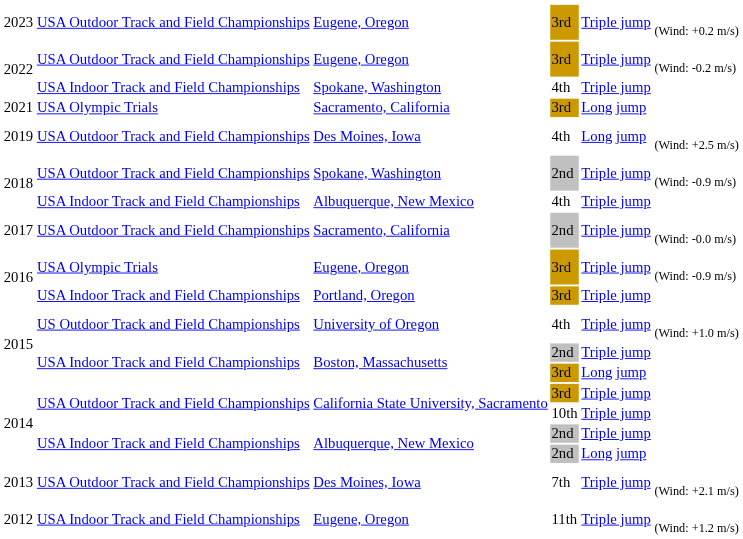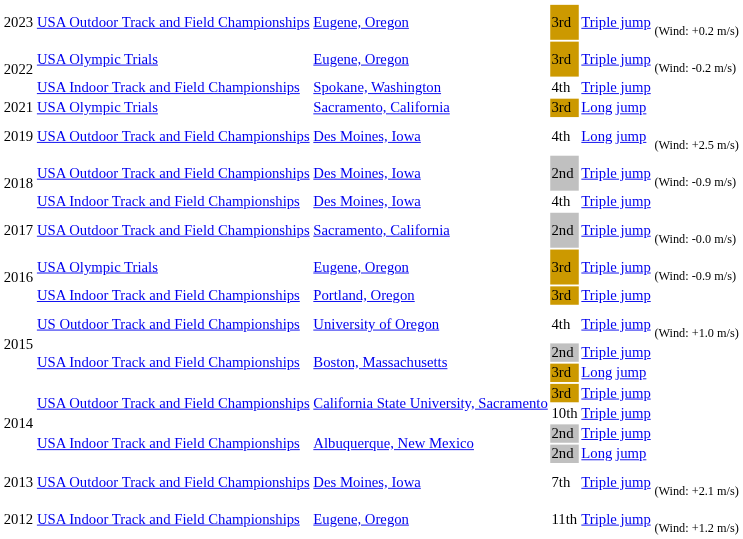(173, 59) USA Outdoor Track and Field Championships -> (97, 59) USA Olympic Trials
(377, 173) Spokane, Washington -> (367, 173) Des Moines, Iowa
(394, 201) Albuquerque, New Mexico -> (367, 201) Des Moines, Iowa
